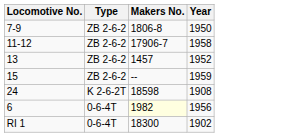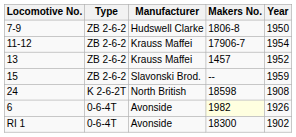+ column: (167, 12)
(200, 44) 1958 -> (278, 44) 1954
(200, 108) 1956 -> (278, 108) 1926
